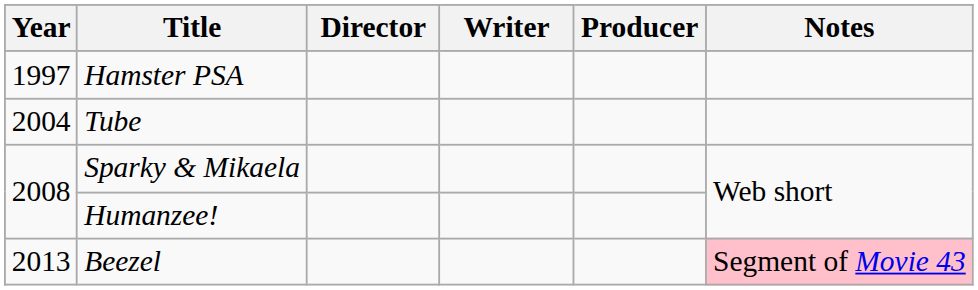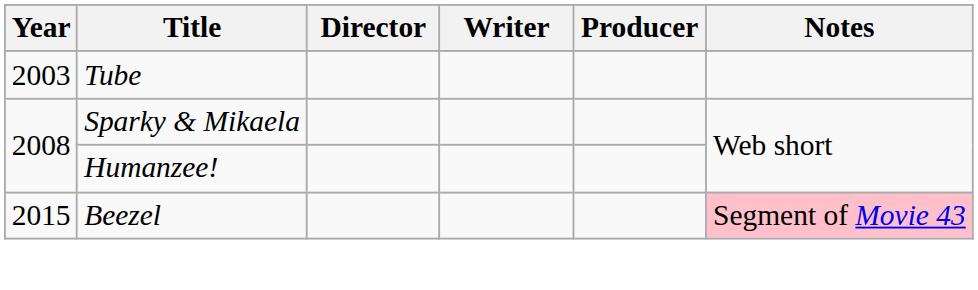- row: (164, 74)
(41, 121) 2004 -> (41, 74) 2003
(41, 261) 2013 -> (41, 214) 2015
